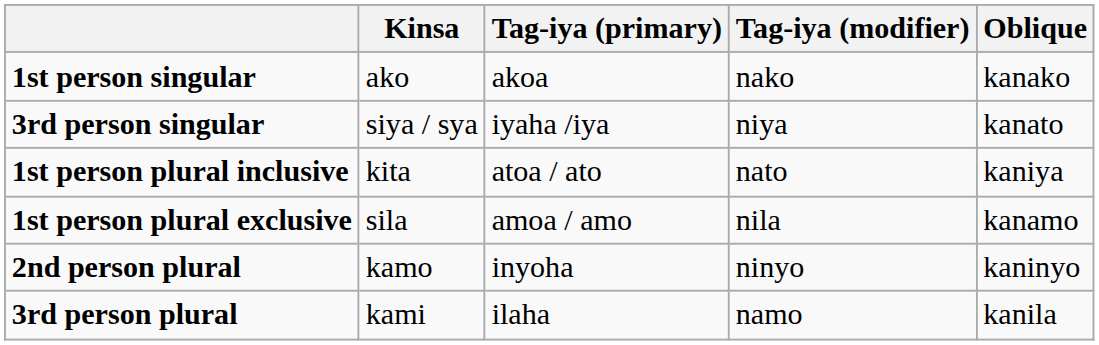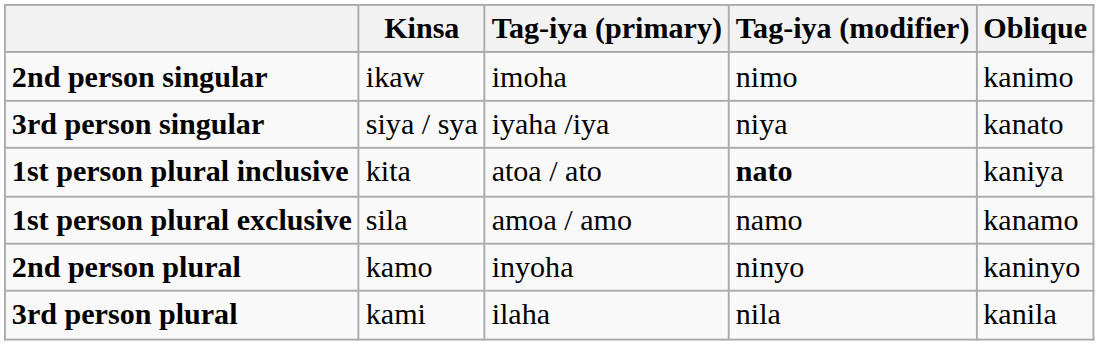- row: (134, 76)
+ row: (140, 76)
(762, 171) normal -> (764, 171) bold
(758, 219) nila -> (769, 219) namo
(769, 314) namo -> (758, 314) nila
